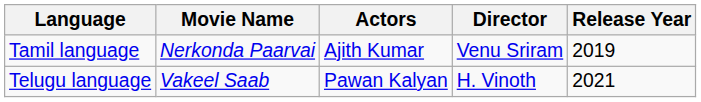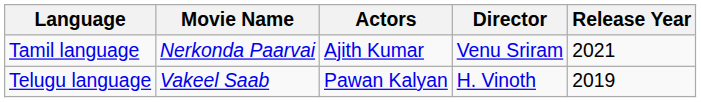(594, 50) 2019 -> (594, 50) 2021
(594, 81) 2021 -> (594, 81) 2019
